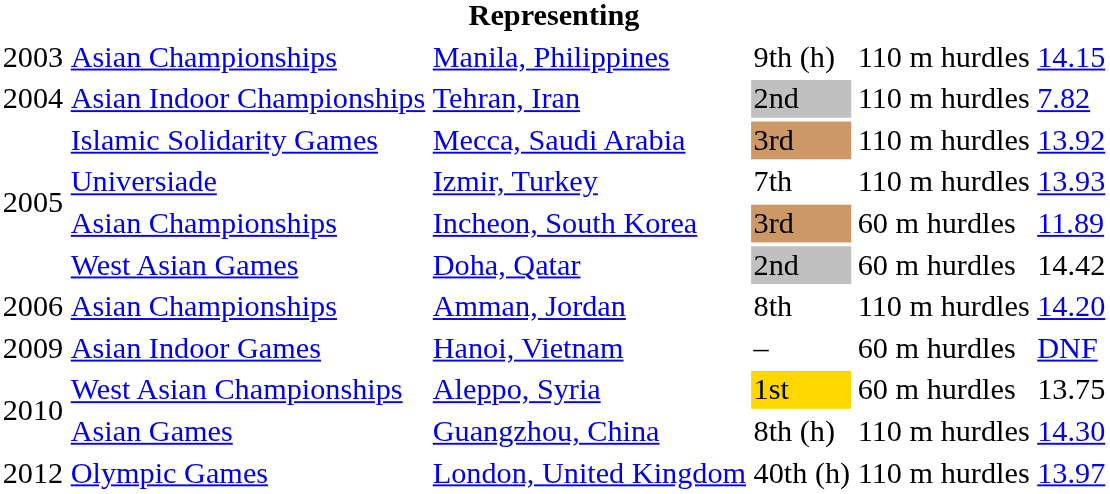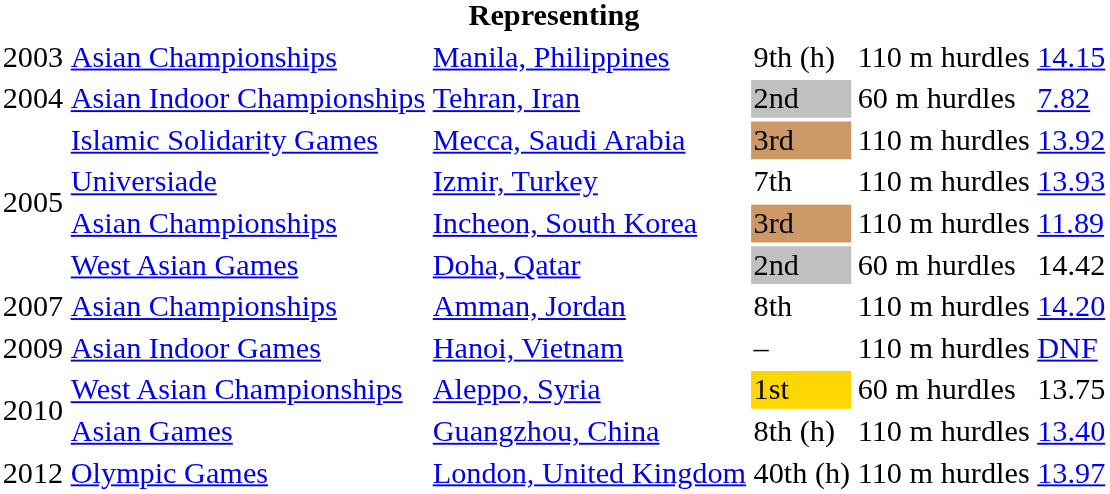(944, 98) 110 m hurdles -> (937, 98) 60 m hurdles
(937, 223) 60 m hurdles -> (944, 223) 110 m hurdles
(33, 306) 2006 -> (33, 306) 2007
(937, 347) 60 m hurdles -> (944, 347) 110 m hurdles
(1071, 431) 14.30 -> (1071, 431) 13.40
